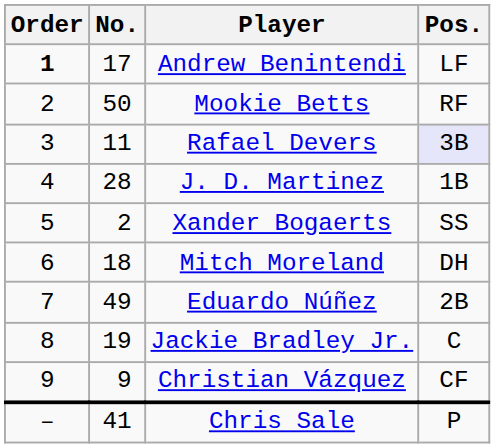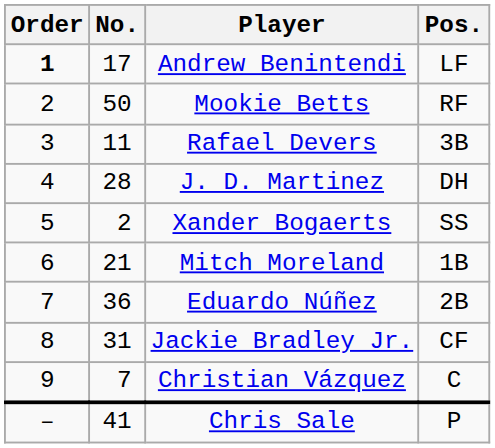(454, 144) lavender background -> (454, 144) no background
(454, 183) 1B -> (454, 183) DH
(117, 262) 18 -> (117, 262) 21
(454, 262) DH -> (454, 262) 1B
(117, 302) 49 -> (117, 302) 36
(117, 342) 19 -> (117, 342) 31
(454, 342) C -> (454, 342) CF
(117, 381) 9 -> (117, 381) 7
(454, 381) CF -> (454, 381) C
